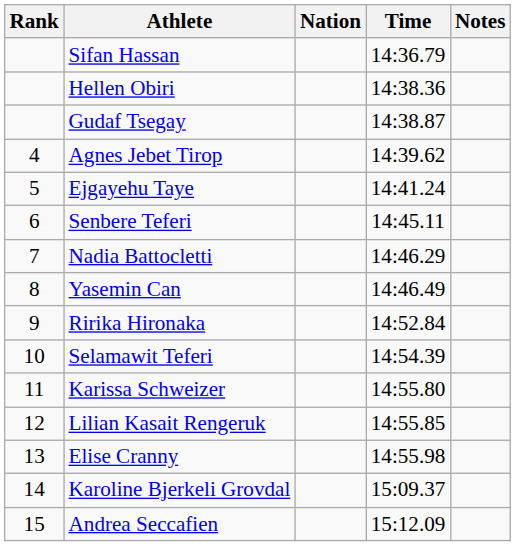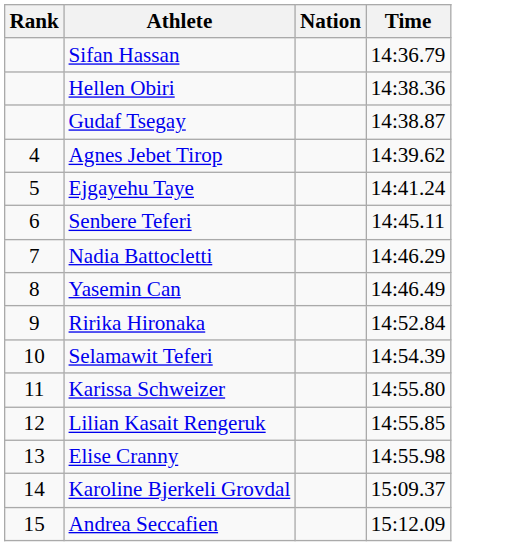- column: (480, 21)
